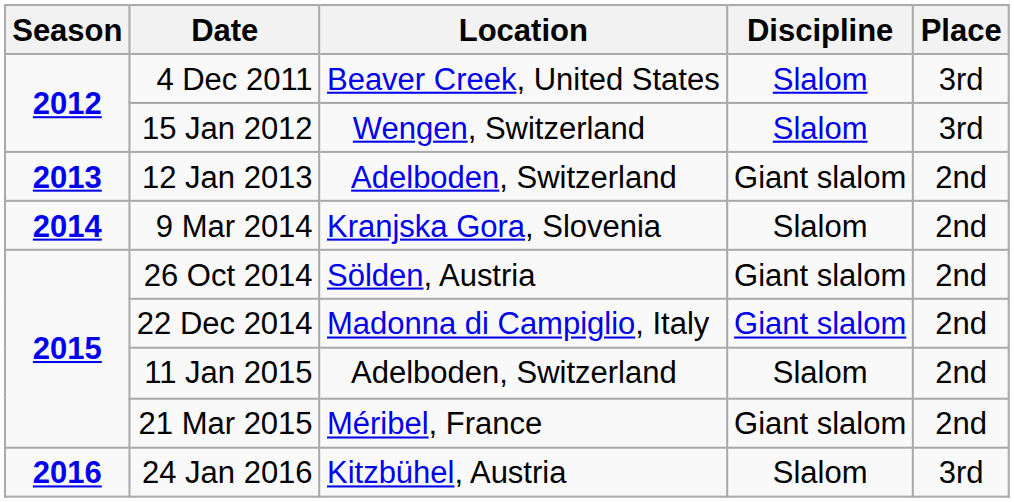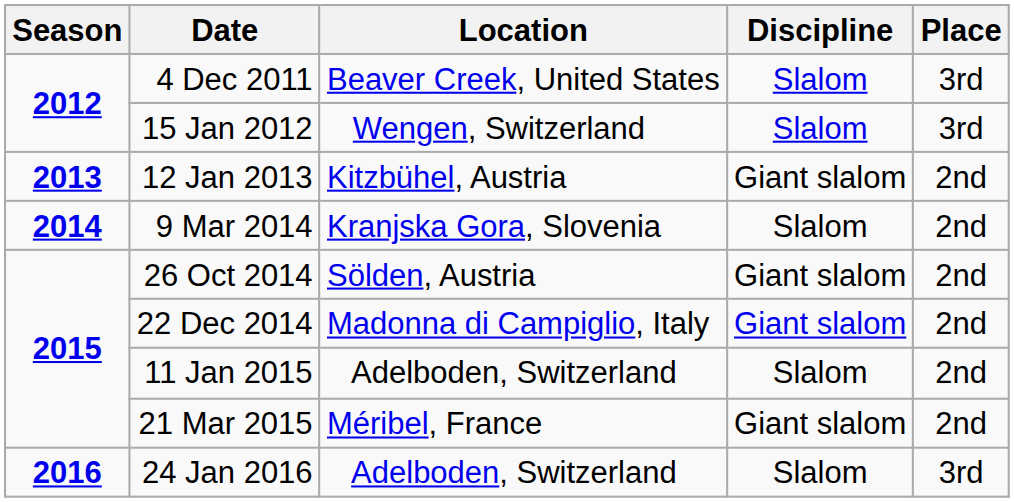(502, 177) Adelboden, Switzerland -> (447, 177) Kitzbühel, Austria
(447, 472) Kitzbühel, Austria -> (502, 472) Adelboden, Switzerland
